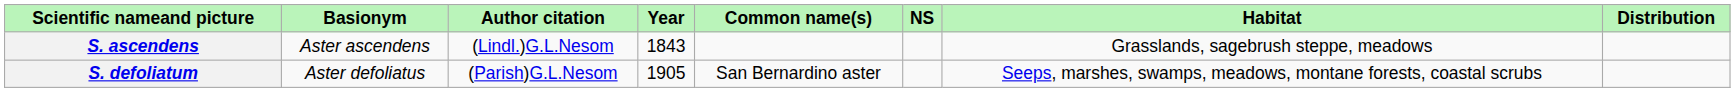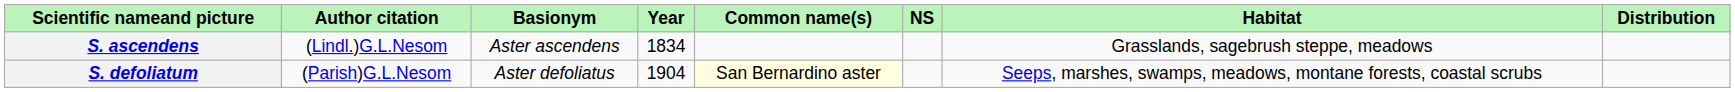columns swapped: (543, 18) <-> (365, 18)
(666, 45) 1843 -> (666, 45) 1834
(666, 73) 1905 -> (666, 73) 1904
(798, 73) no background -> (798, 73) lightyellow background
